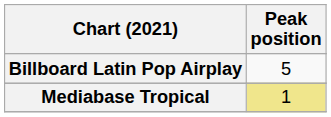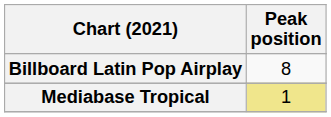(286, 68) 5 -> (286, 68) 8
